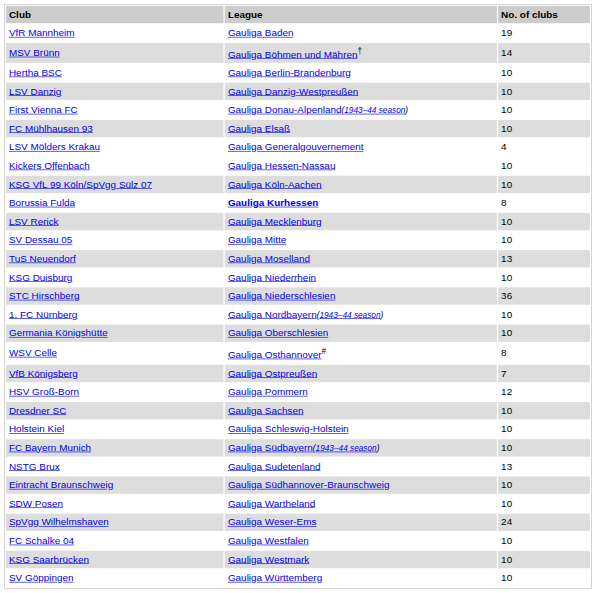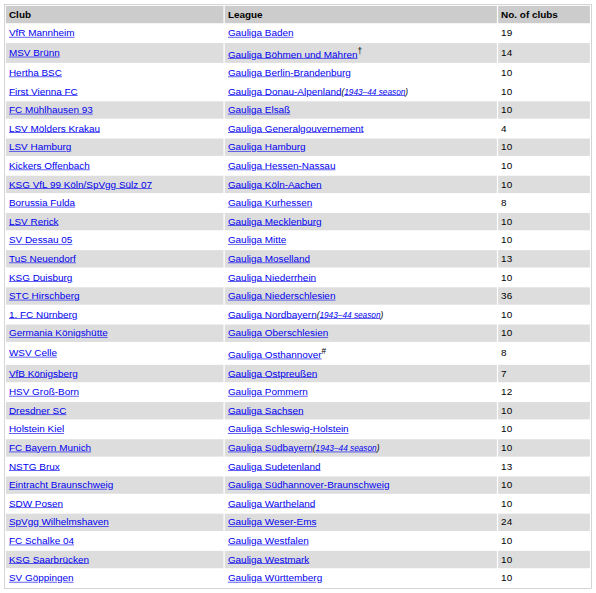- row: (35, 91)
+ row: (40, 147)
(273, 203) bold -> (270, 203) normal
